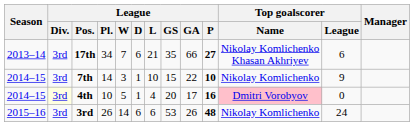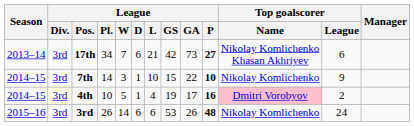(171, 54) 35 -> (171, 54) 42
(191, 54) 66 -> (191, 54) 73
(171, 95) 20 -> (171, 95) 19
(342, 95) 0 -> (342, 95) 2
